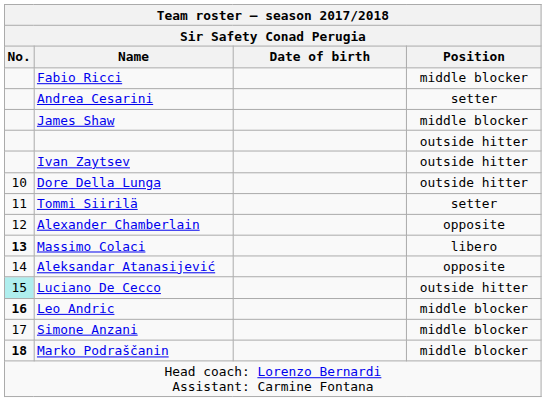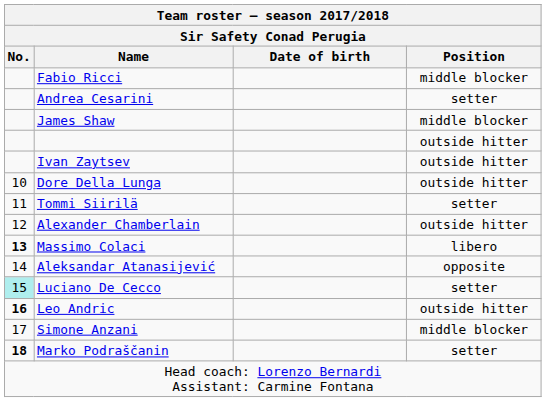(474, 225) opposite -> (474, 225) outside hitter
(474, 288) outside hitter -> (474, 288) setter
(474, 309) middle blocker -> (474, 309) outside hitter
(474, 351) middle blocker -> (474, 351) setter
